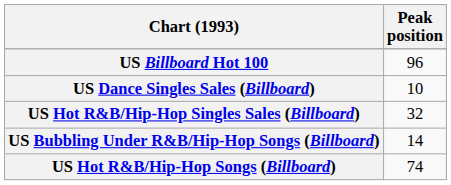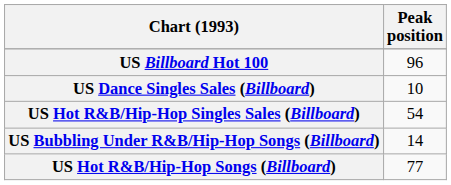(415, 114) 32 -> (415, 114) 54
(415, 166) 74 -> (415, 166) 77
